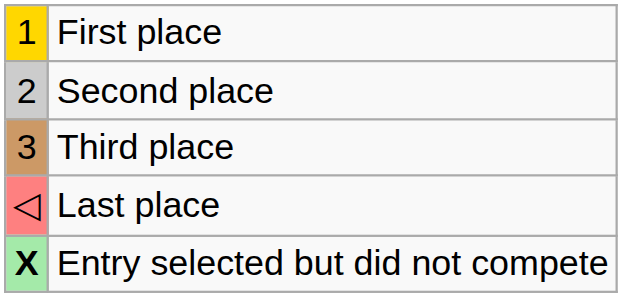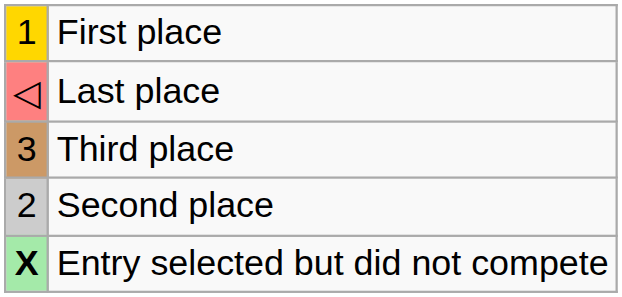rows swapped: (165, 89) <-> (138, 204)
